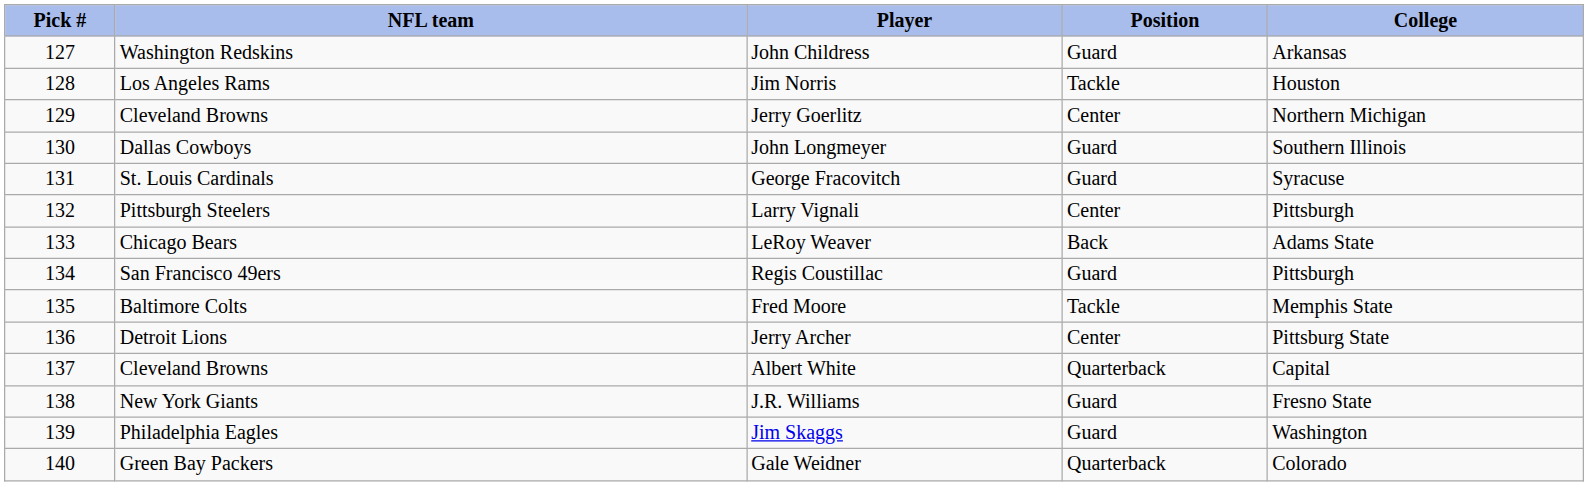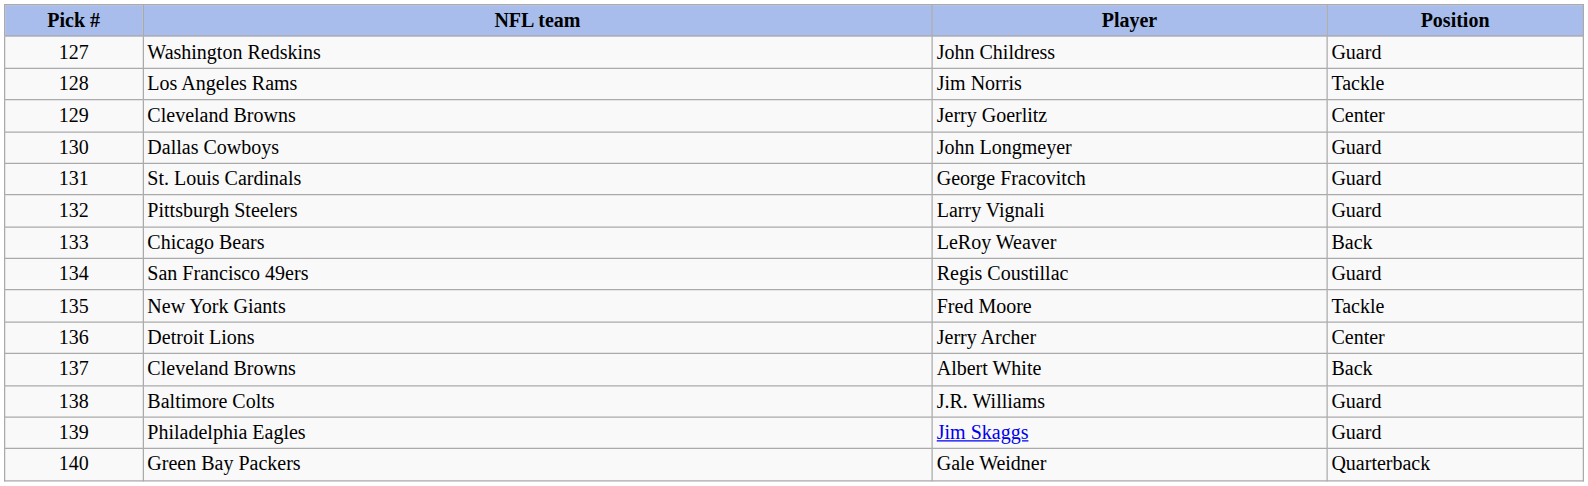- column: (1425, 20)
(1094, 210) Center -> (1356, 210) Guard
(183, 305) Baltimore Colts -> (217, 305) New York Giants
(1116, 369) Quarterback -> (1352, 369) Back
(189, 400) New York Giants -> (211, 400) Baltimore Colts
